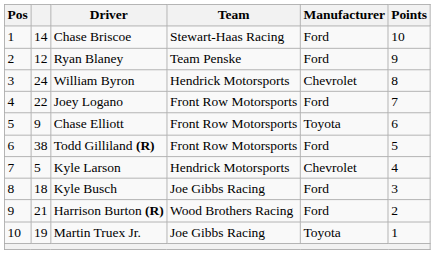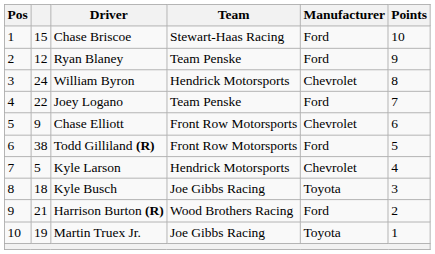(41, 36) 14 -> (41, 36) 15
(234, 101) Front Row Motorsports -> (206, 101) Team Penske
(322, 123) Toyota -> (330, 123) Chevrolet
(316, 188) Ford -> (322, 188) Toyota
